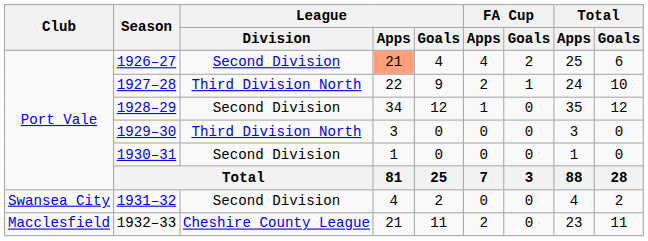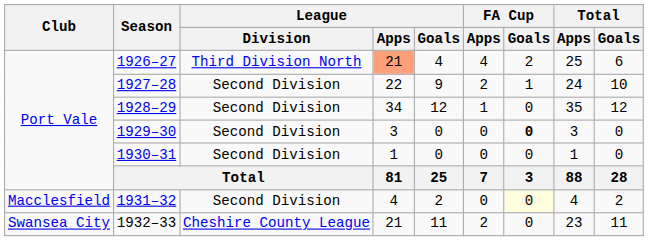(277, 62) Second Division -> (277, 62) Third Division North
(277, 85) Third Division North -> (277, 85) Second Division
(277, 132) Third Division North -> (277, 132) Second Division
(529, 132) normal -> (529, 132) bold
(59, 201) Swansea City -> (59, 201) Macclesfield
(529, 201) no background -> (529, 201) lightyellow background
(59, 224) Macclesfield -> (59, 224) Swansea City
